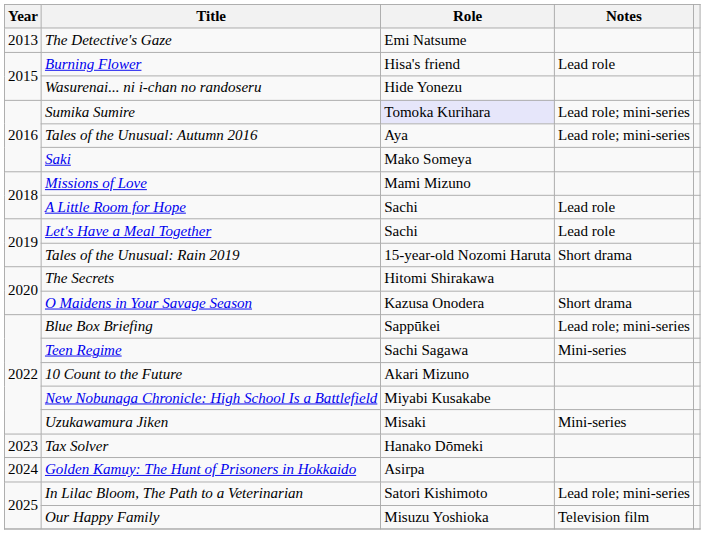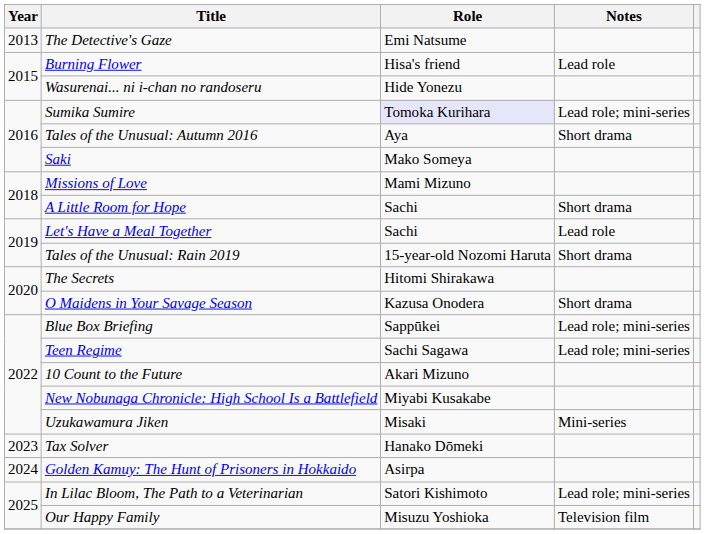(624, 135) Lead role; mini-series -> (595, 135) Short drama
(587, 207) Lead role -> (595, 207) Short drama
(592, 350) Mini-series -> (624, 350) Lead role; mini-series
